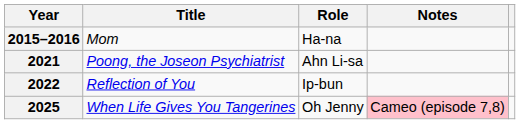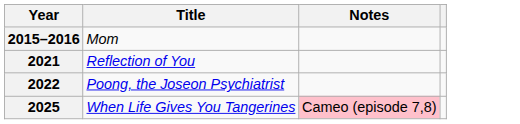- column: (333, 15)
(185, 61) Poong, the Joseon Psychiatrist -> (141, 61) Reflection of You
(141, 84) Reflection of You -> (185, 84) Poong, the Joseon Psychiatrist
